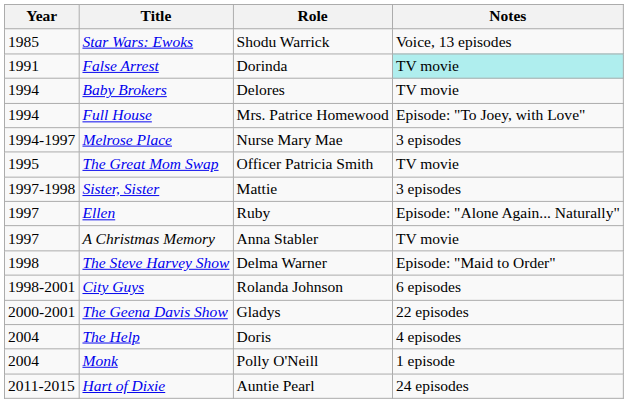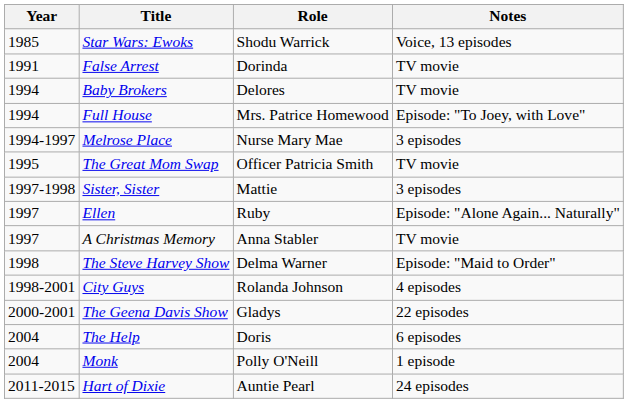(427, 66) paleturquoise background -> (427, 66) no background
(428, 287) 6 episodes -> (428, 287) 4 episodes
(428, 336) 4 episodes -> (428, 336) 6 episodes
